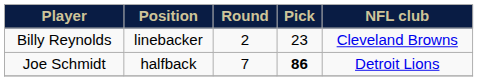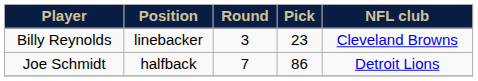(245, 40) 2 -> (245, 40) 3
(299, 64) bold -> (299, 64) normal
